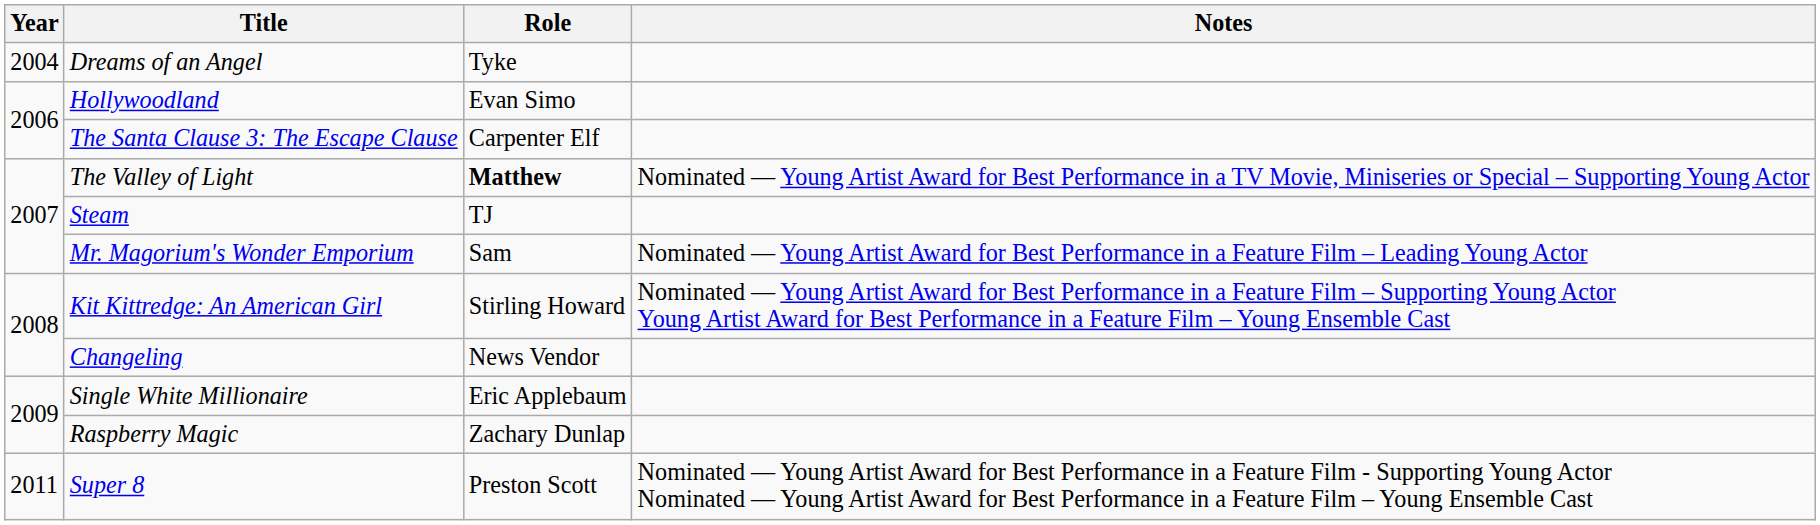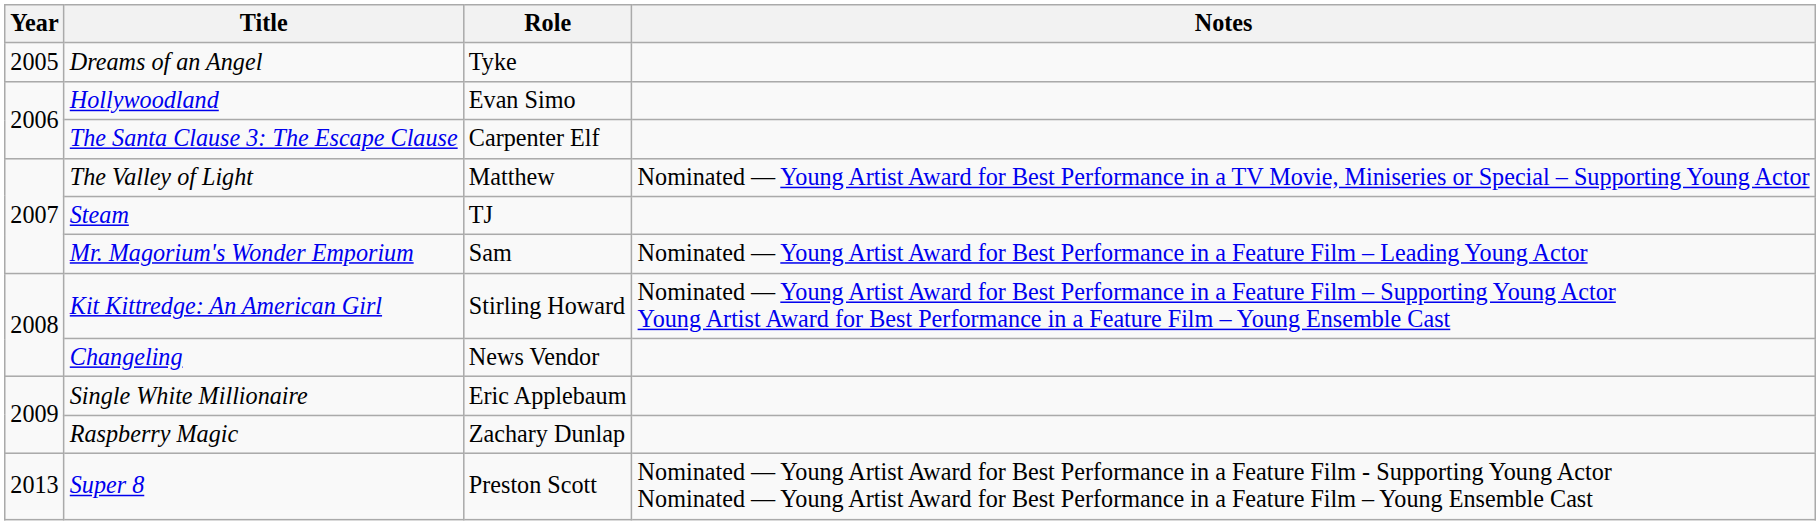(34, 61) 2004 -> (34, 61) 2005
(515, 176) bold -> (512, 176) normal
(34, 485) 2011 -> (34, 485) 2013
